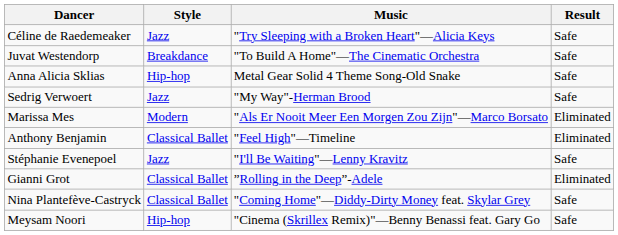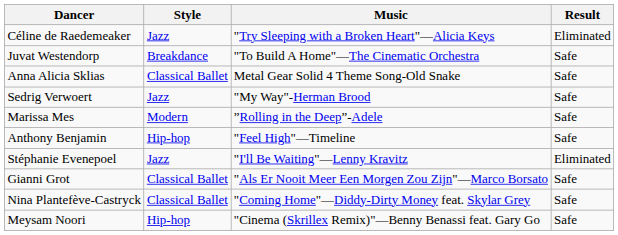(565, 35) Safe -> (582, 35) Eliminated
(168, 76) Hip-hop -> (187, 76) Classical Ballet
(391, 117) "Als Er Nooit Meer Een Morgen Zou Zijn"—Marco Borsato -> (308, 117) ”Rolling in the Deep”-Adele
(582, 117) Eliminated -> (565, 117) Safe
(187, 138) Classical Ballet -> (168, 138) Hip-hop
(582, 138) Eliminated -> (565, 138) Safe
(565, 158) Safe -> (582, 158) Eliminated
(308, 179) ”Rolling in the Deep”-Adele -> (391, 179) "Als Er Nooit Meer Een Morgen Zou Zijn"—Marco Borsato
(582, 179) Eliminated -> (565, 179) Safe
